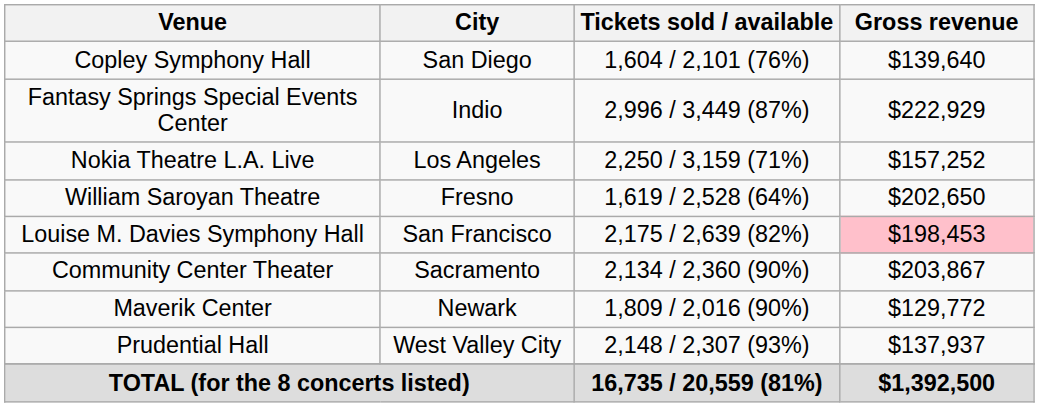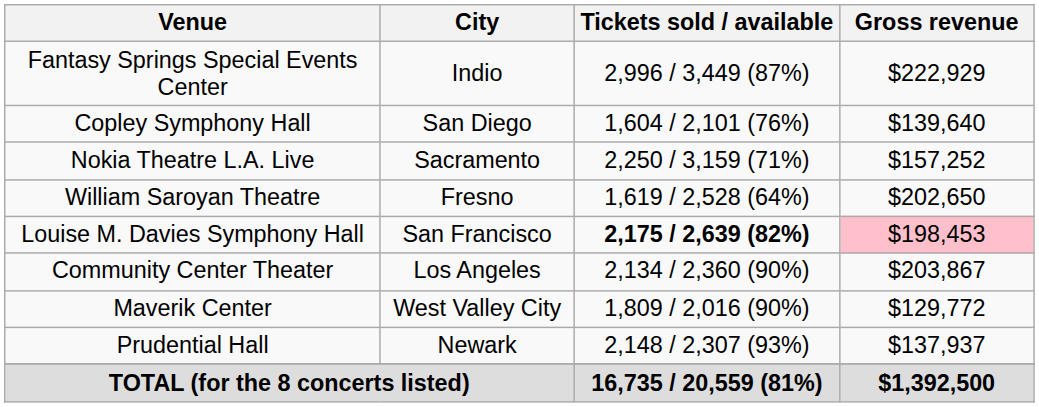rows swapped: (193, 110) <-> (193, 60)
(477, 160) Los Angeles -> (477, 160) Sacramento
(707, 234) normal -> (707, 234) bold
(477, 271) Sacramento -> (477, 271) Los Angeles
(477, 308) Newark -> (477, 308) West Valley City
(477, 345) West Valley City -> (477, 345) Newark
